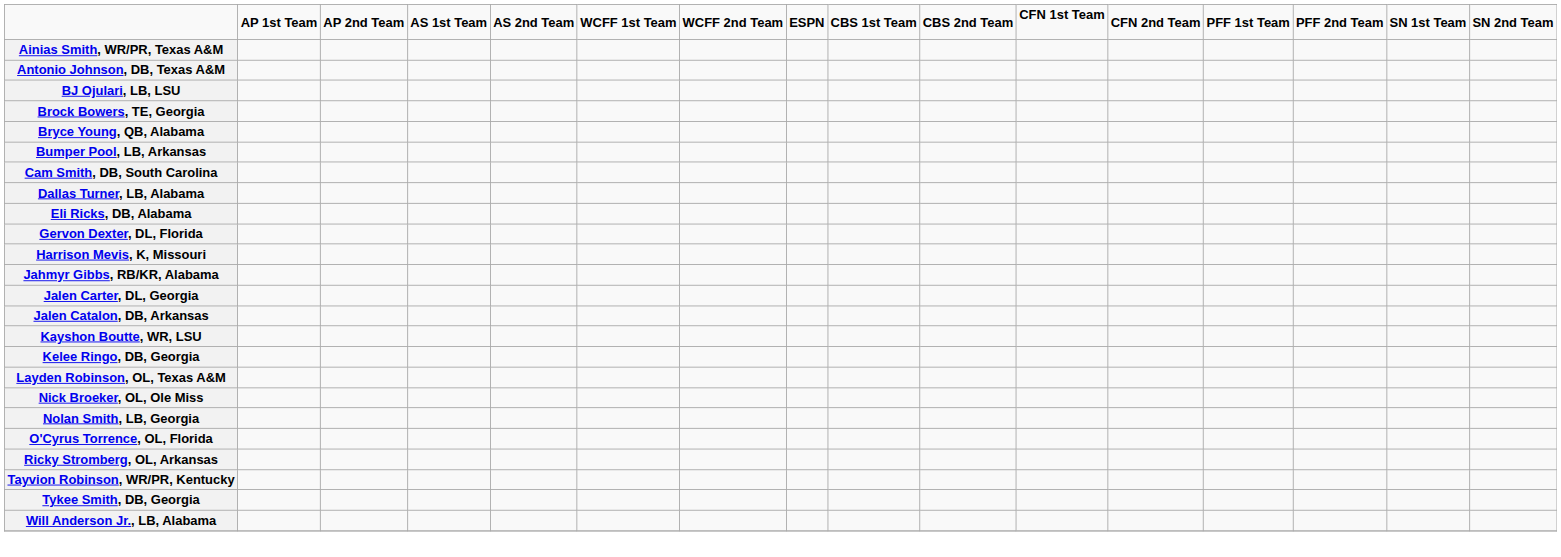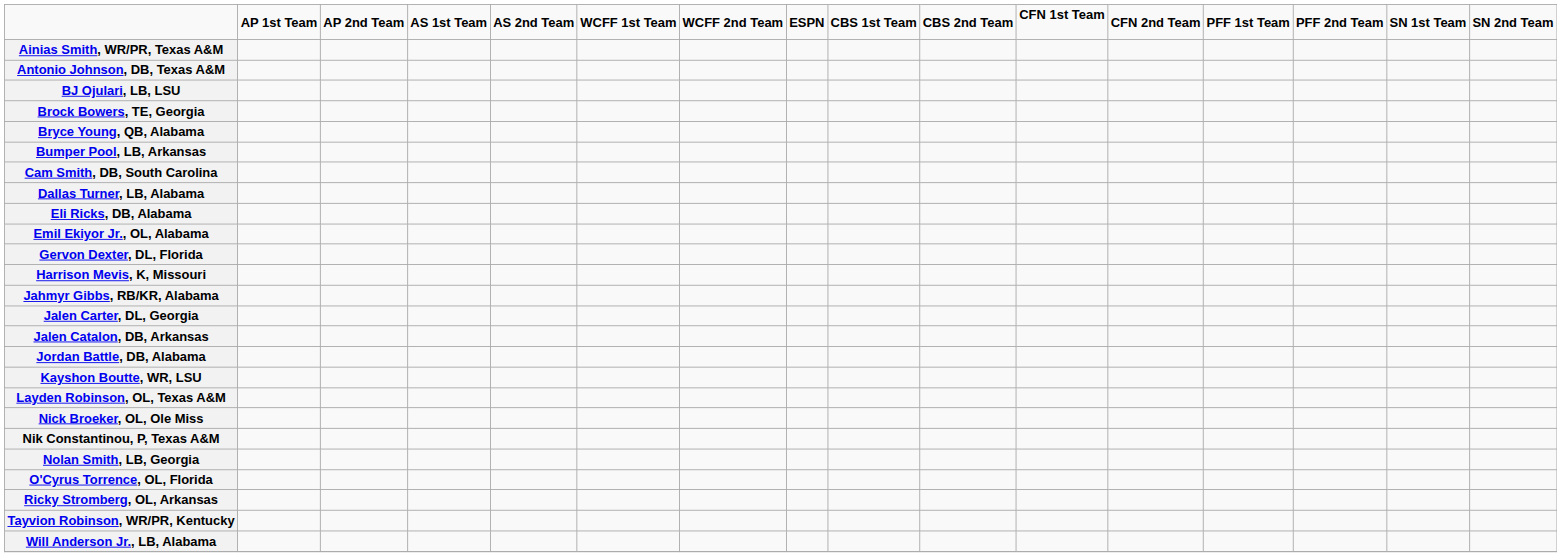+ row: (121, 234)
+ row: (121, 357)
- row: (121, 357)
+ row: (121, 439)
- row: (121, 500)
